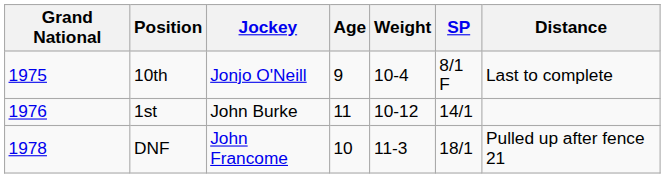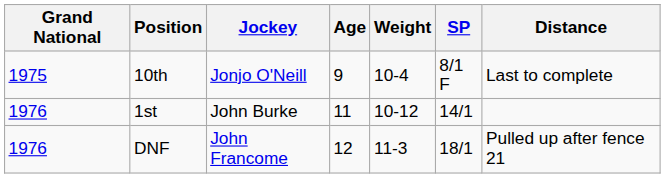(28, 149) 1978 -> (28, 149) 1976
(343, 149) 10 -> (343, 149) 12
